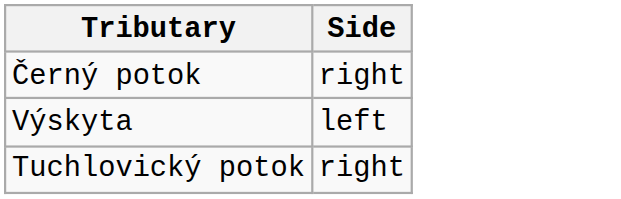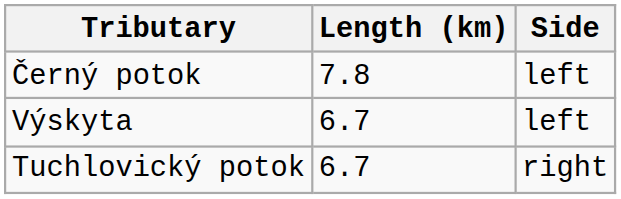+ column: (414, 29)
(362, 75) right -> (557, 75) left
